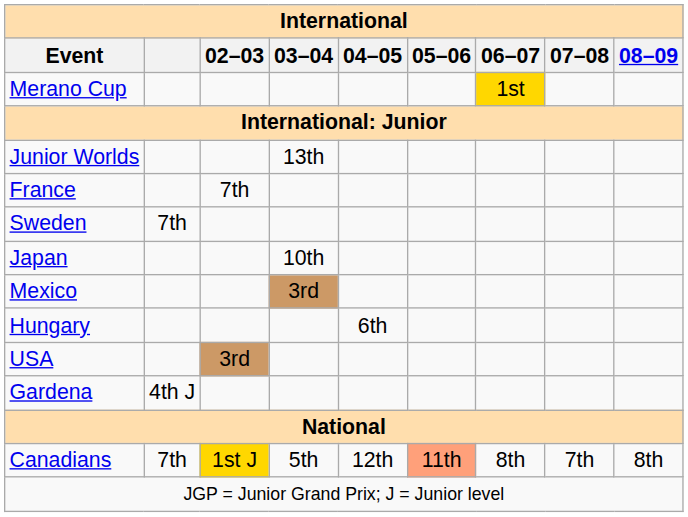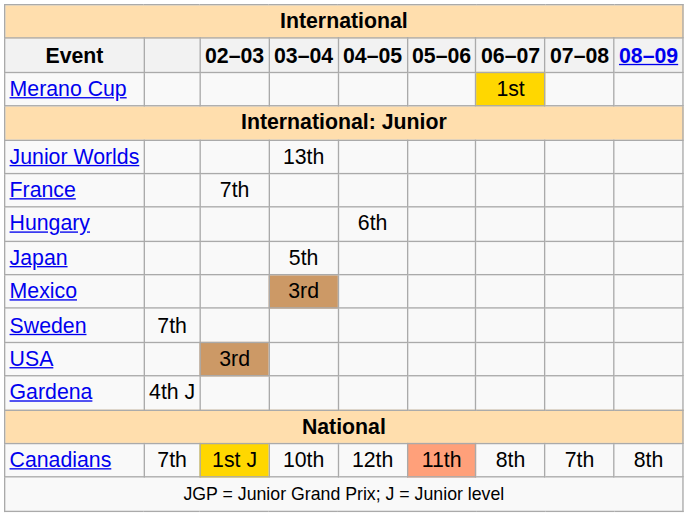rows swapped: (50, 325) <-> (48, 223)
(304, 257) 10th -> (304, 257) 5th
(304, 460) 5th -> (304, 460) 10th
